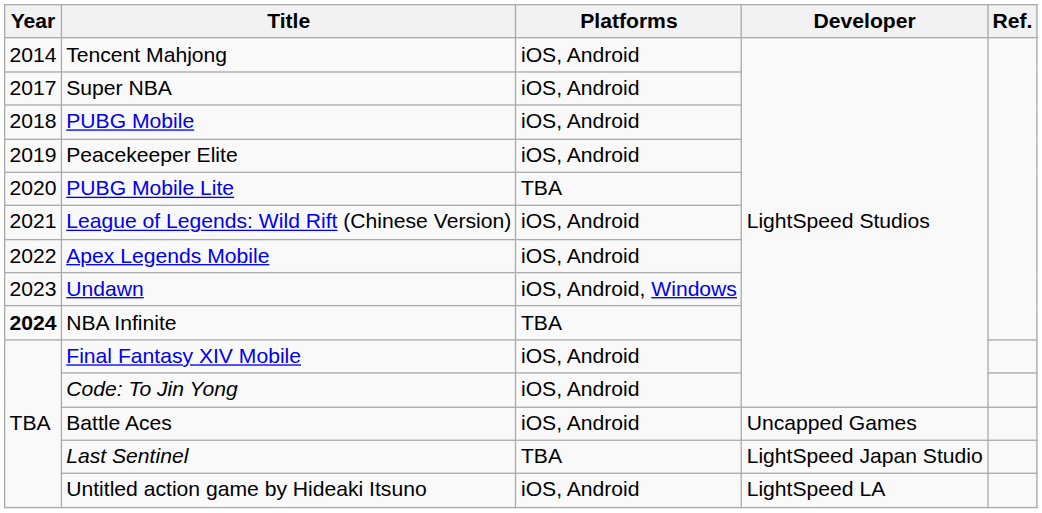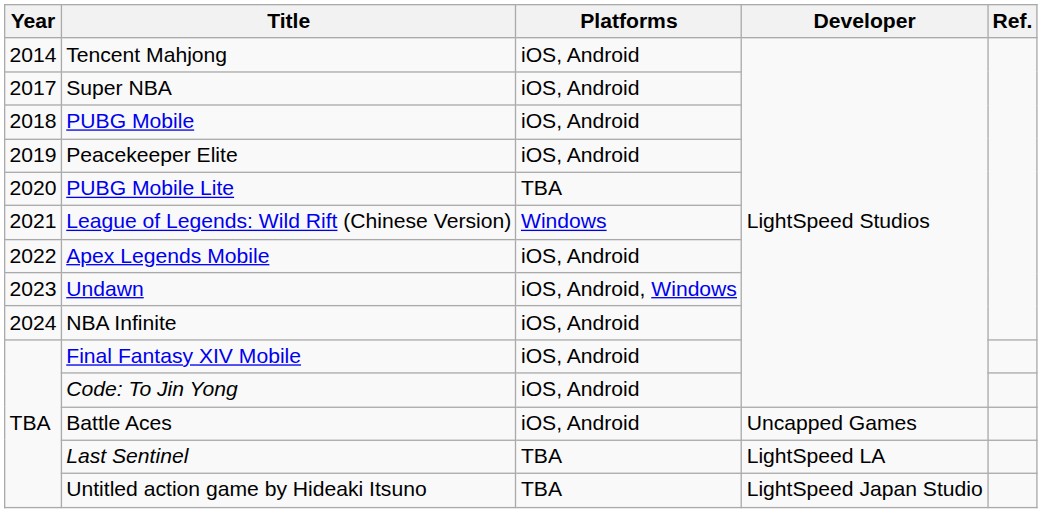(580, 222) iOS, Android -> (564, 222) Windows
(33, 322) bold -> (33, 322) normal
(541, 322) TBA -> (580, 322) iOS, Android
(865, 456) LightSpeed Japan Studio -> (816, 456) LightSpeed LA
(580, 490) iOS, Android -> (541, 490) TBA
(816, 490) LightSpeed LA -> (865, 490) LightSpeed Japan Studio
